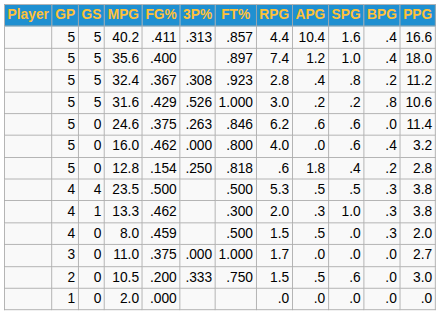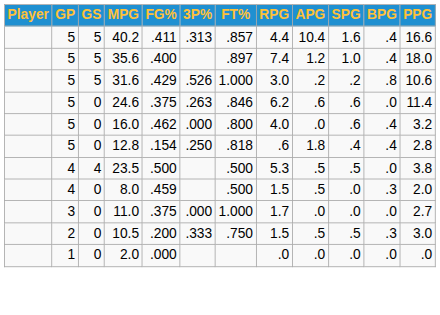- row: (126, 80)
(391, 168) .2 -> (391, 146) .4
(391, 189) .3 -> (391, 168) .0
- row: (126, 211)
(355, 277) .6 -> (355, 233) .5
(391, 277) .0 -> (391, 233) .3
